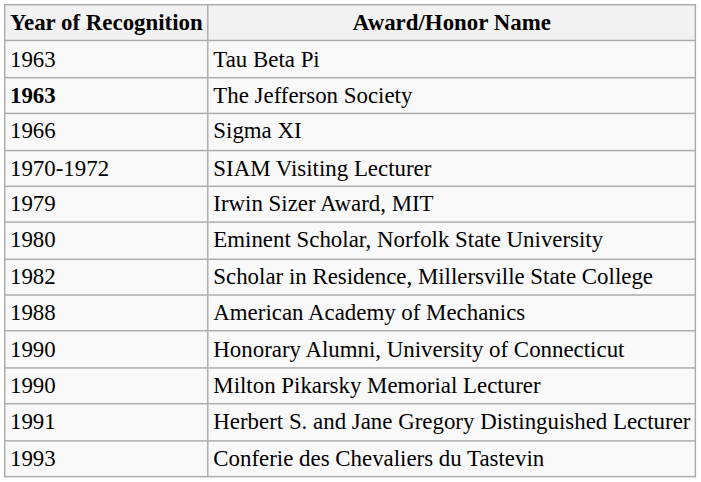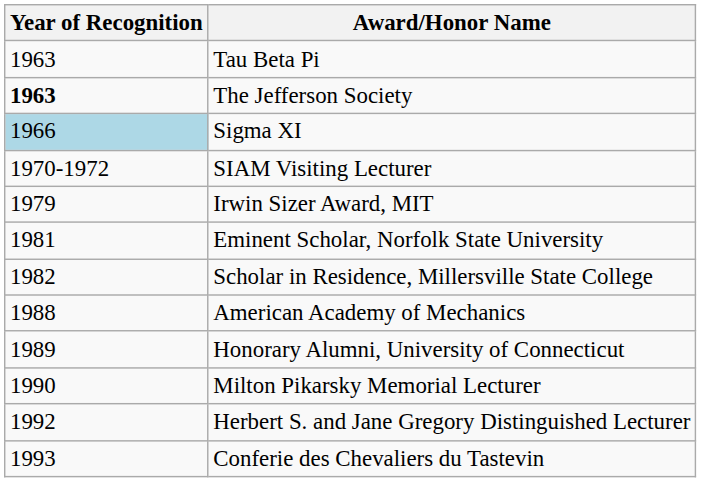(33, 131) no background -> (33, 131) lightblue background
(33, 240) 1980 -> (33, 240) 1981
(33, 349) 1990 -> (33, 349) 1989
(33, 421) 1991 -> (33, 421) 1992
